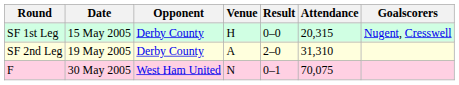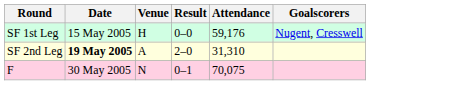- column: (179, 13)
(317, 32) 20,315 -> (228, 32) 59,176
(99, 51) normal -> (100, 51) bold
